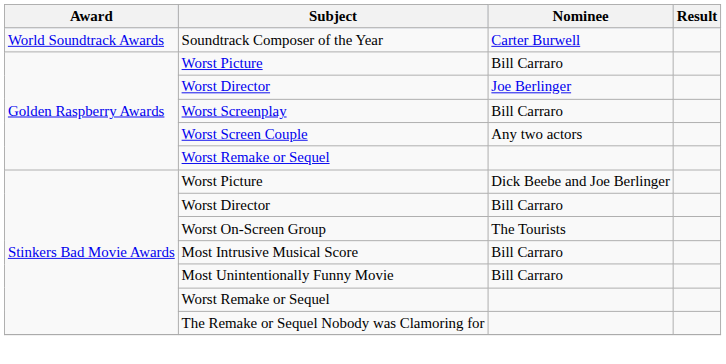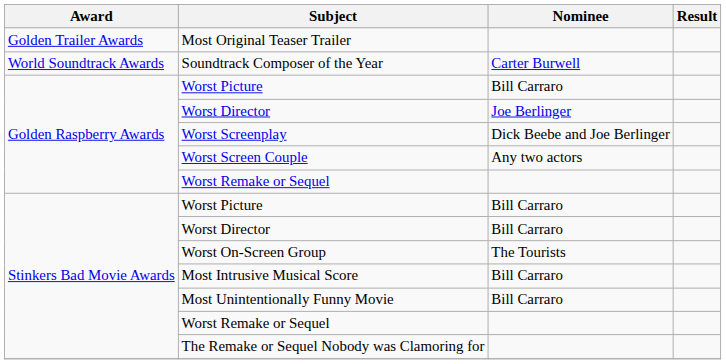+ row: (75, 39)
(527, 110) Bill Carraro -> (581, 134) Dick Beebe and Joe Berlinger
(581, 181) Dick Beebe and Joe Berlinger -> (527, 205) Bill Carraro
